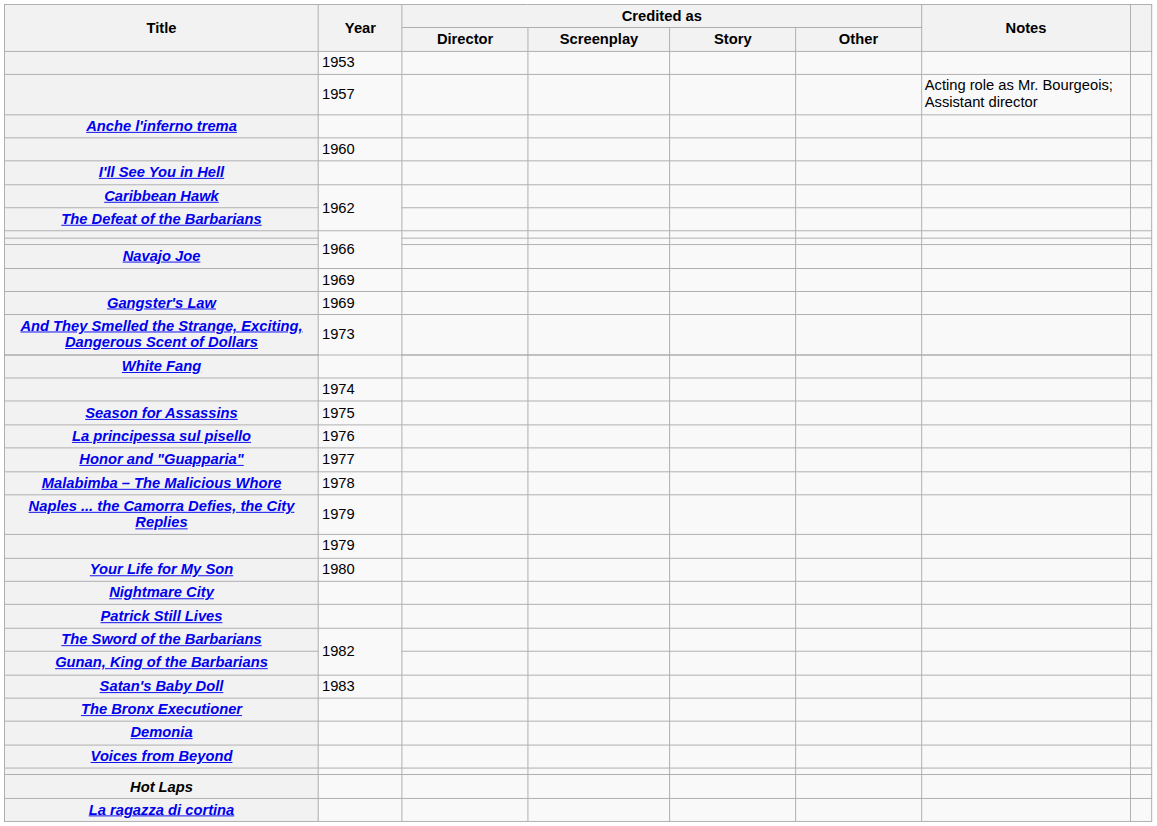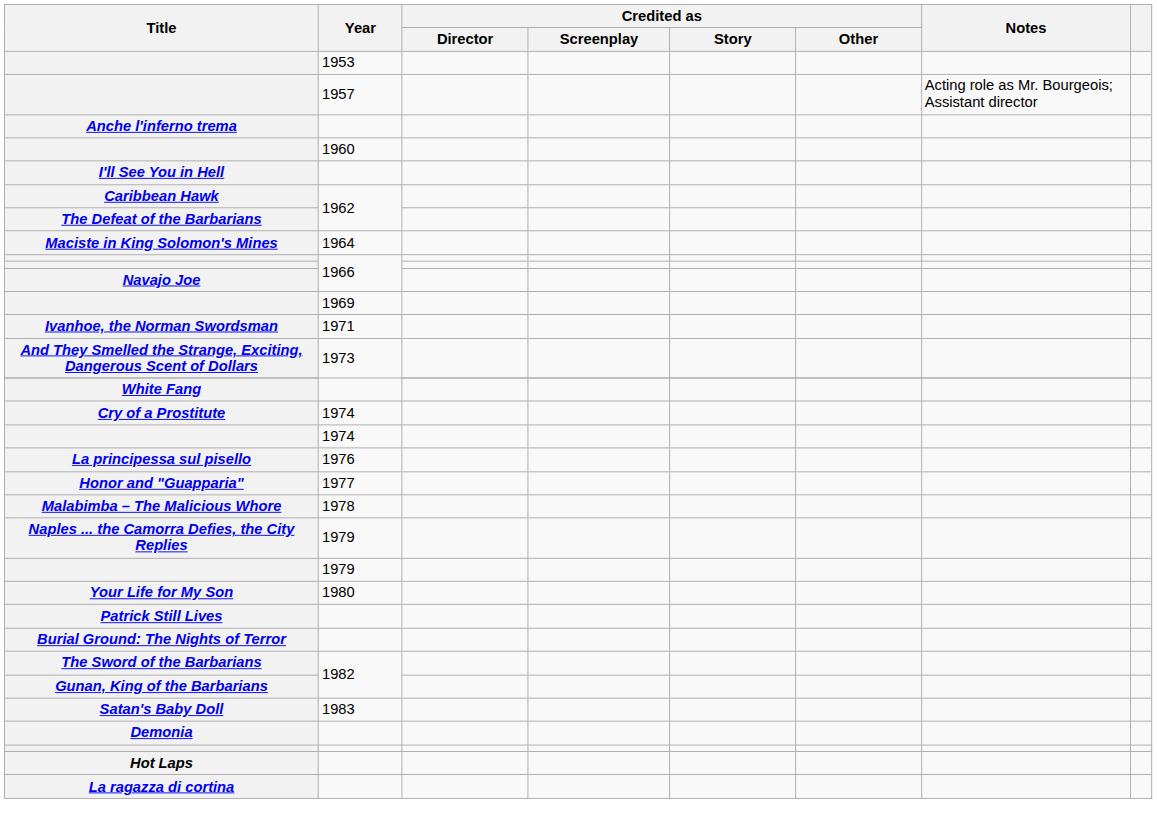+ row: (161, 242)
- row: (161, 303)
+ row: (161, 326)
+ row: (162, 413)
- row: (161, 413)
- row: (161, 593)
+ row: (161, 639)
- row: (162, 709)
- row: (161, 756)
